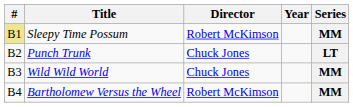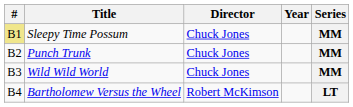(233, 33) Robert McKimson -> (218, 33) Chuck Jones
(330, 53) LT -> (330, 53) MM
(330, 92) MM -> (330, 92) LT
